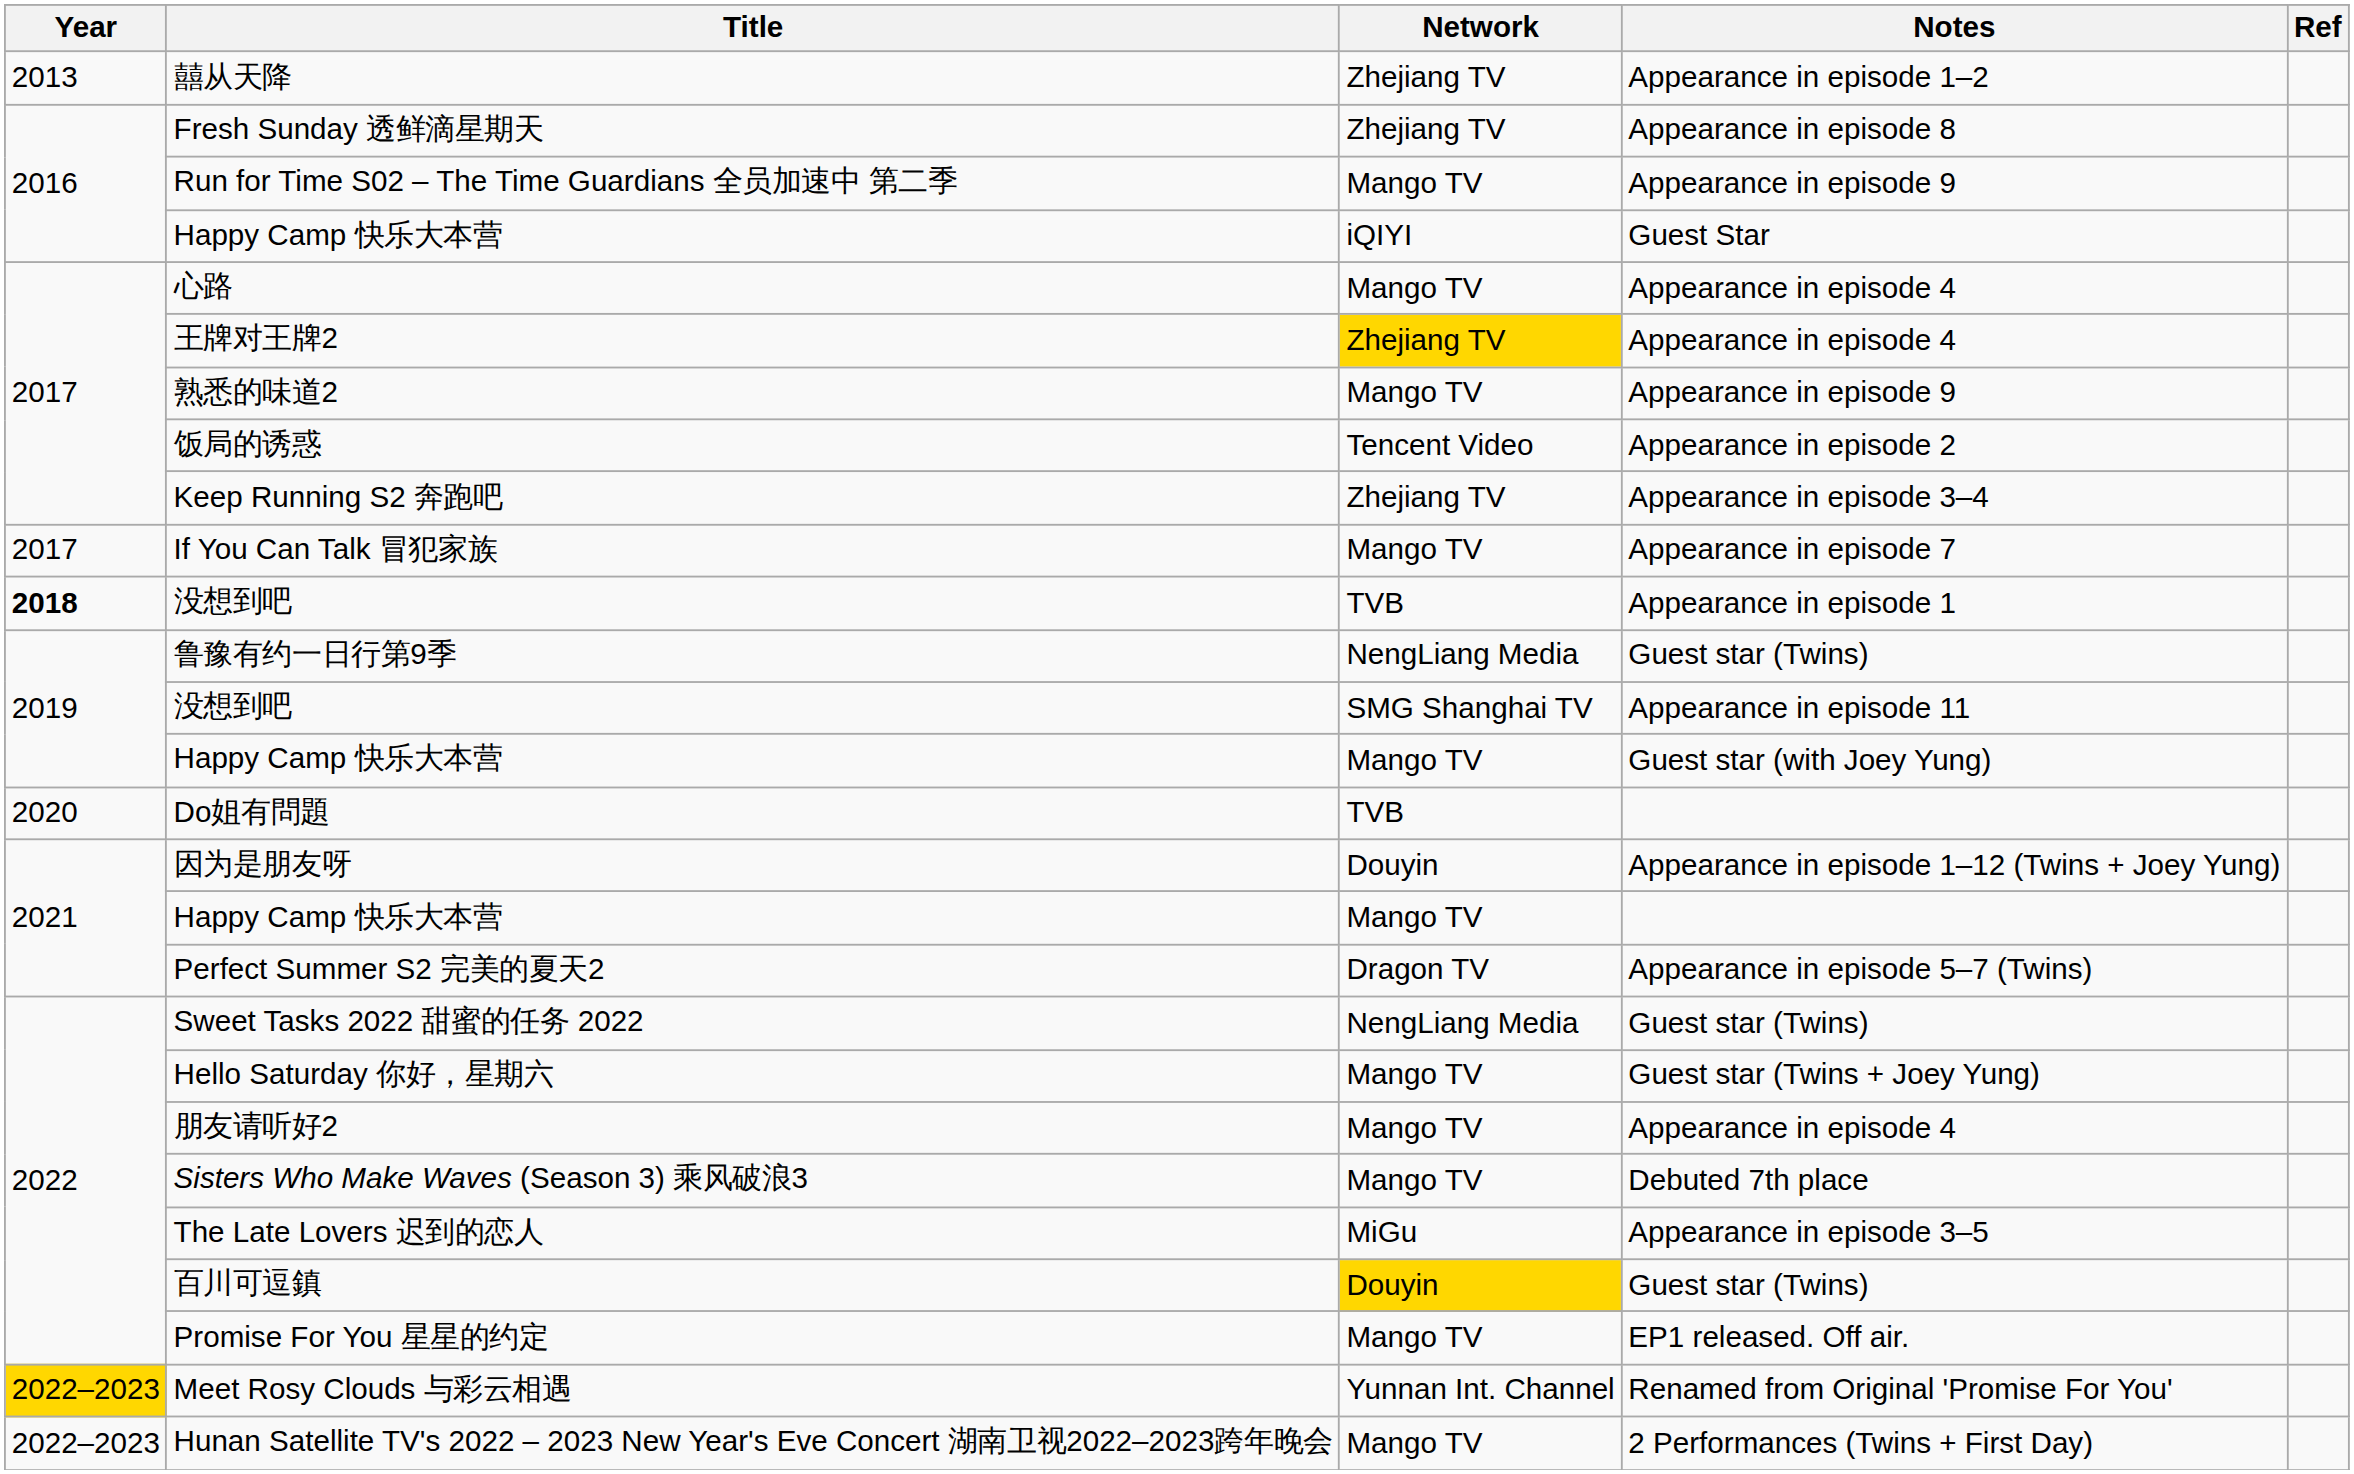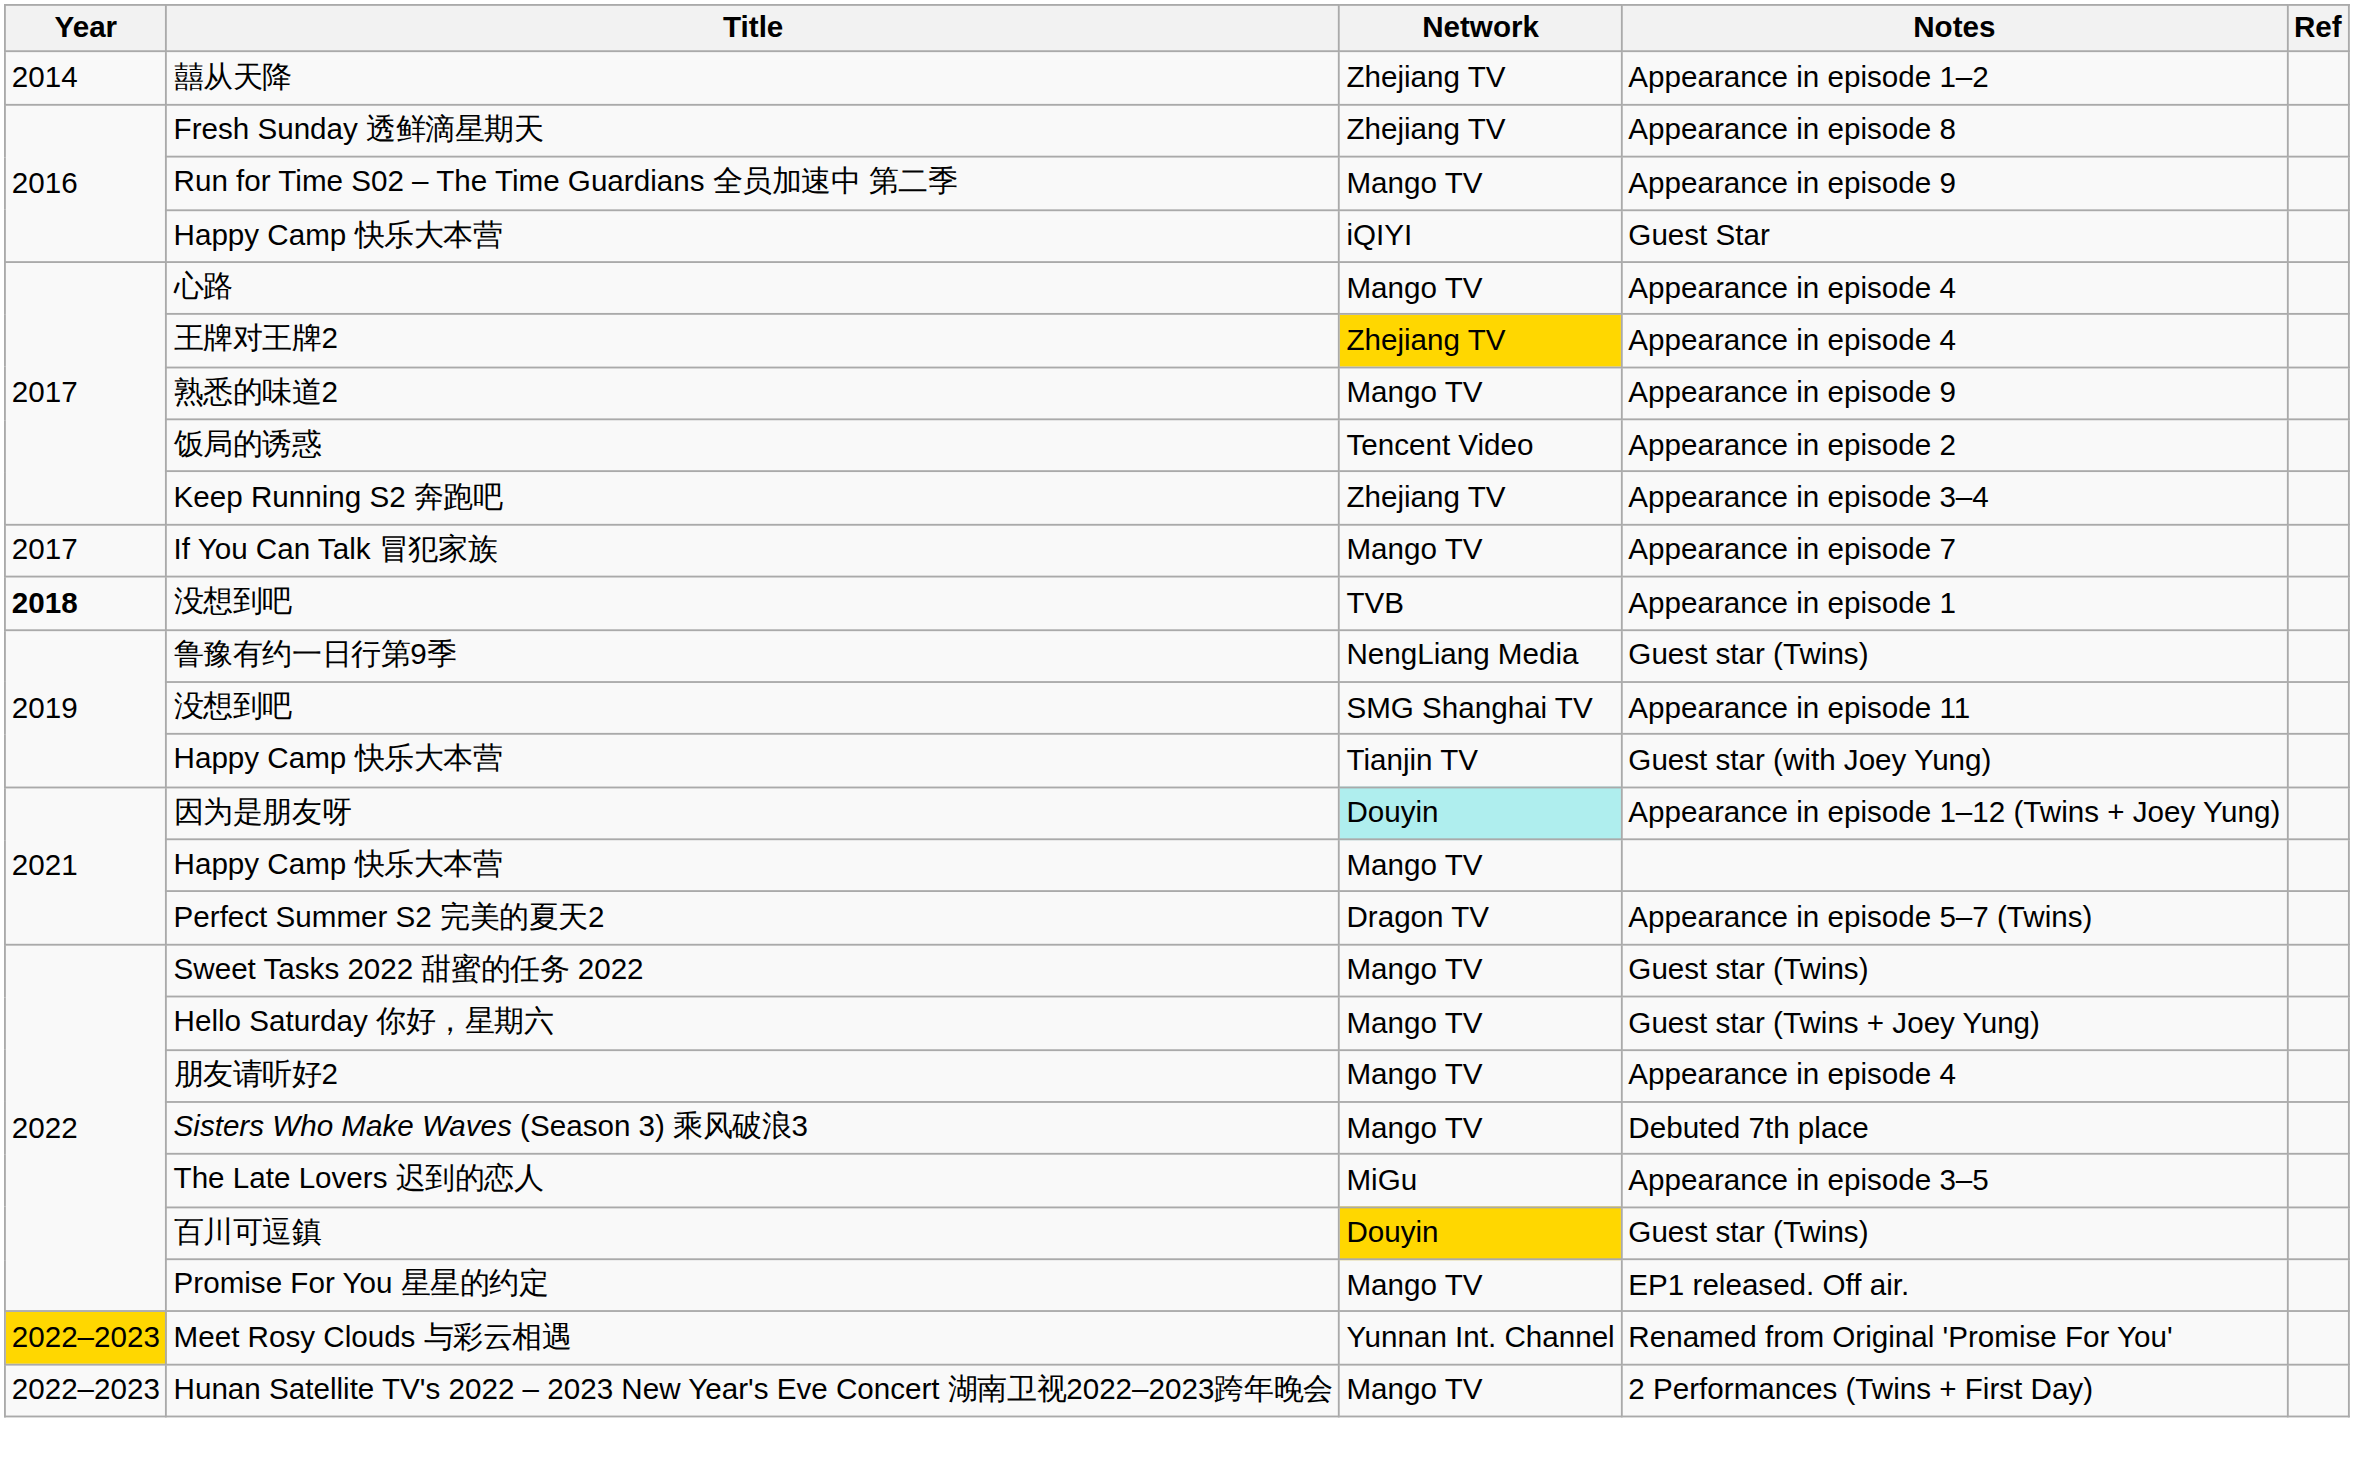(45, 77) 2013 -> (45, 77) 2014
(1414, 760) Mango TV -> (1412, 760) Tianjin TV
- row: (252, 811)
(1393, 865) no background -> (1393, 812) paleturquoise background
(1462, 1022) NengLiang Media -> (1414, 970) Mango TV
